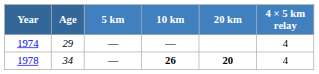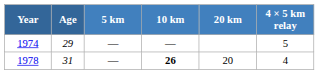(285, 43) 4 -> (285, 43) 5
(68, 61) 34 -> (68, 61) 31
(228, 61) bold -> (228, 61) normal
